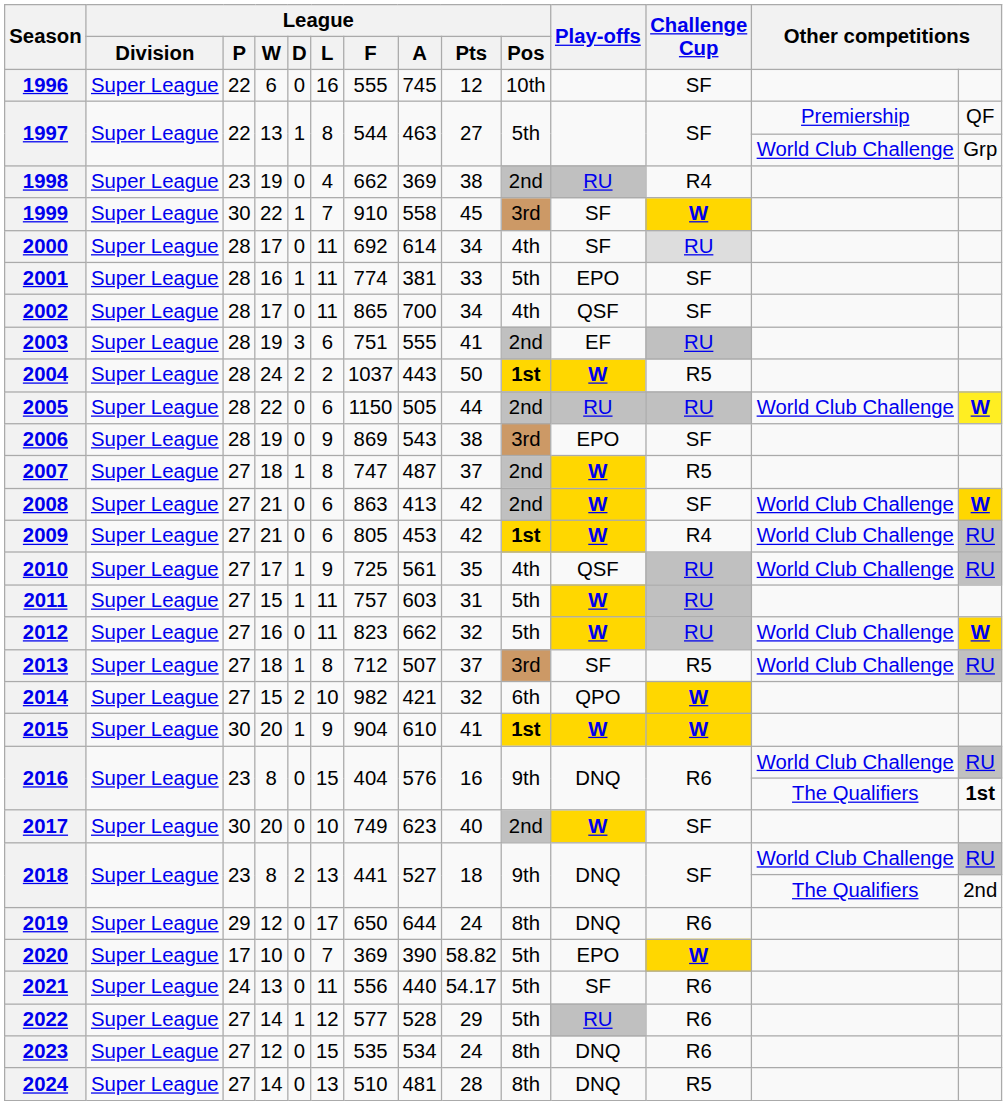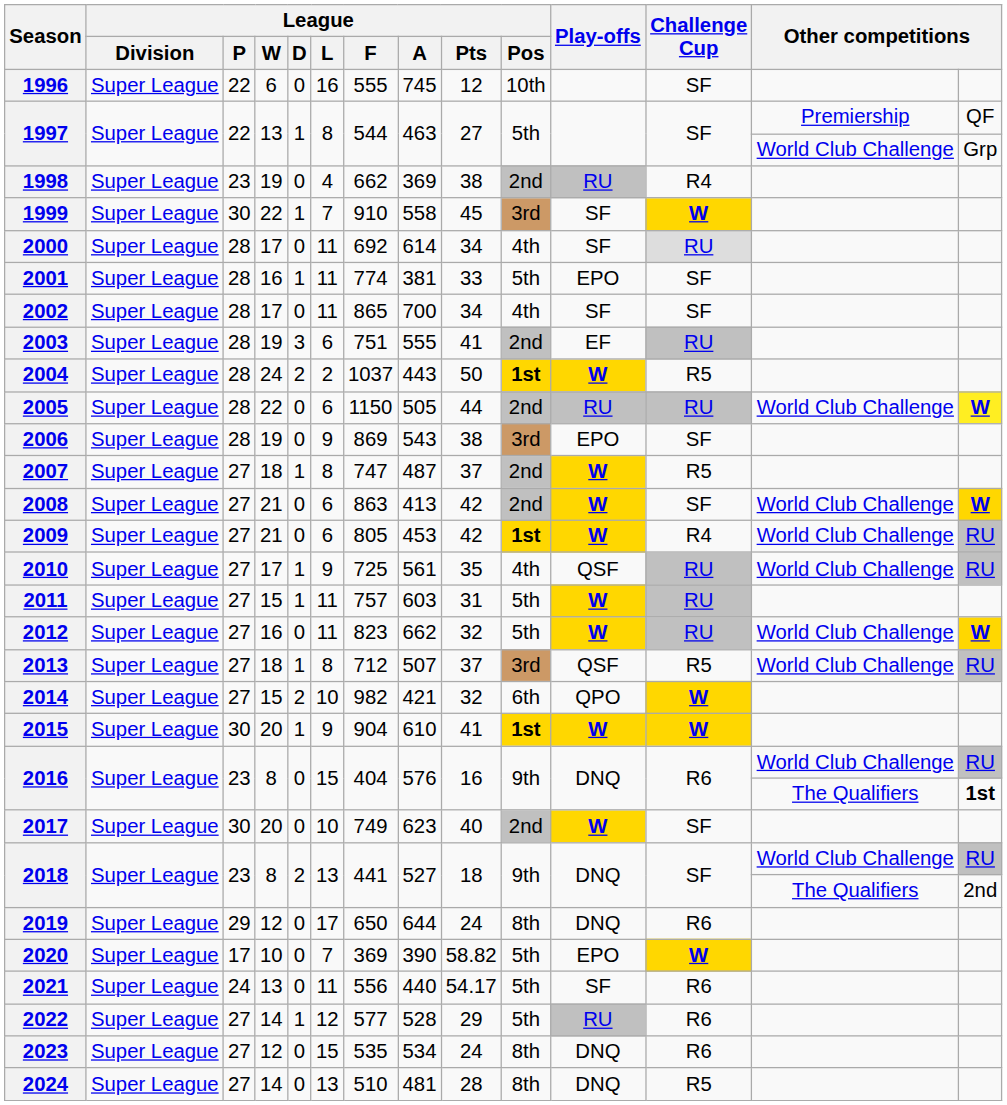(598, 310) QSF -> (598, 310) SF
(598, 665) SF -> (598, 665) QSF
